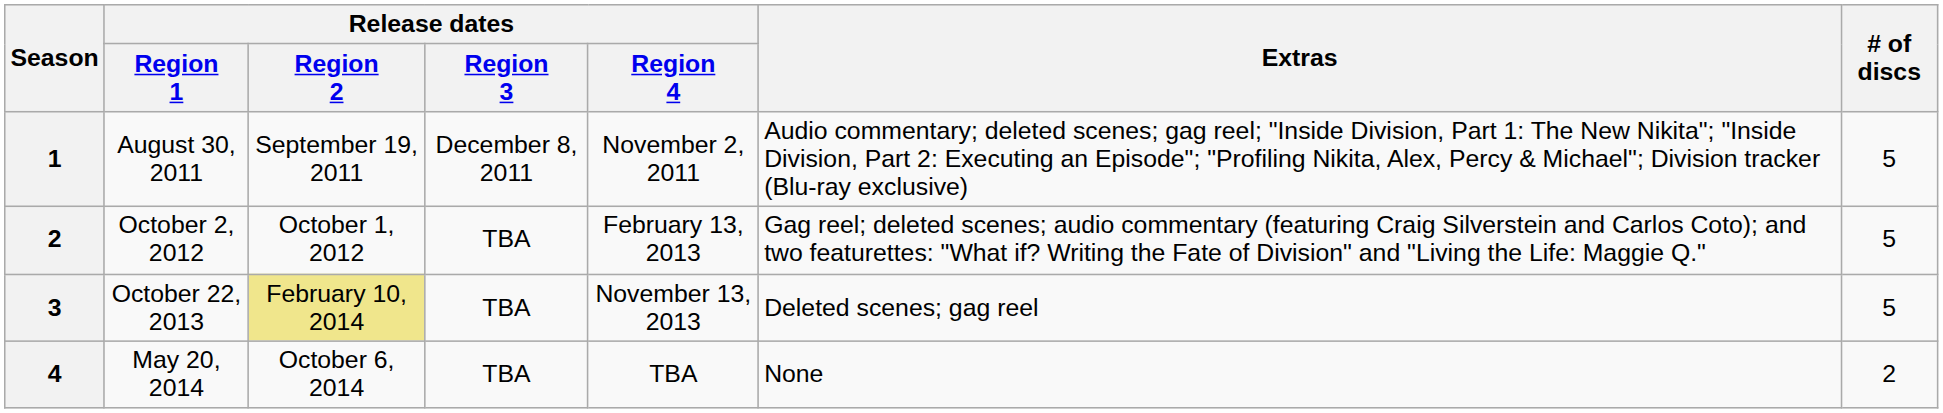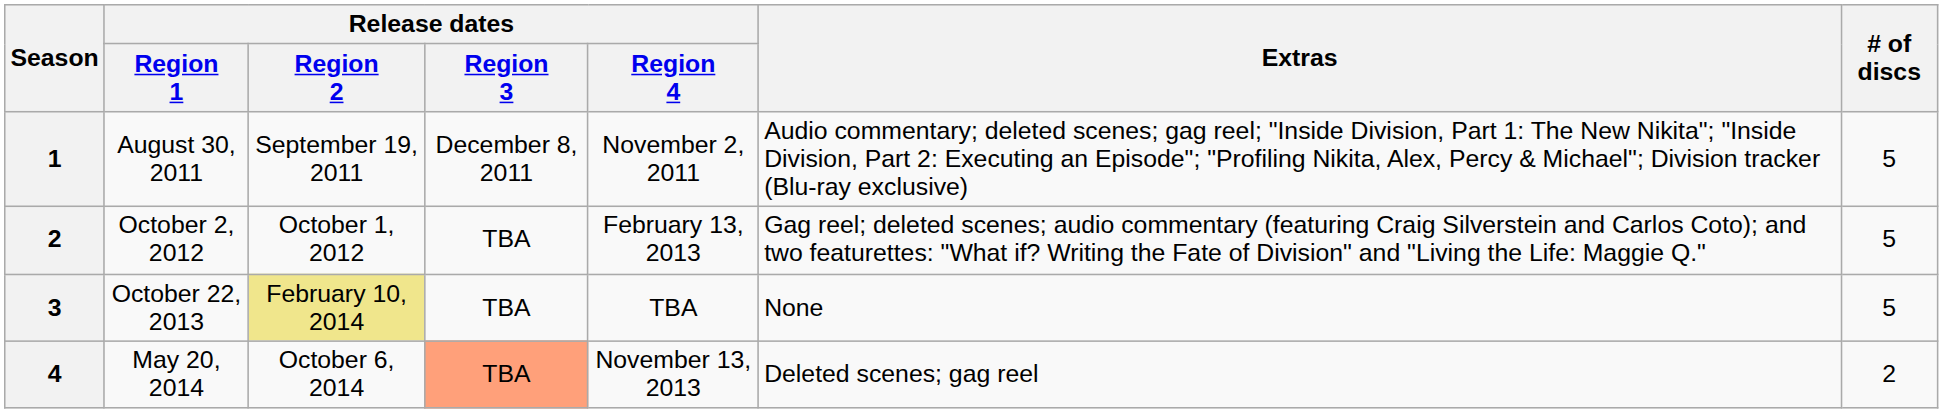(673, 307) November 13, 2013 -> (673, 307) TBA
(901, 307) Deleted scenes; gag reel -> (794, 307) None
(506, 374) no background -> (506, 374) lightsalmon background
(673, 374) TBA -> (673, 374) November 13, 2013
(794, 374) None -> (901, 374) Deleted scenes; gag reel
